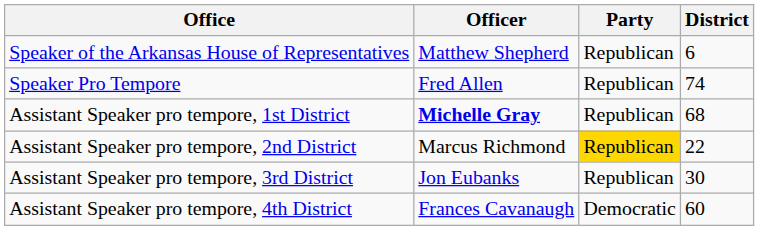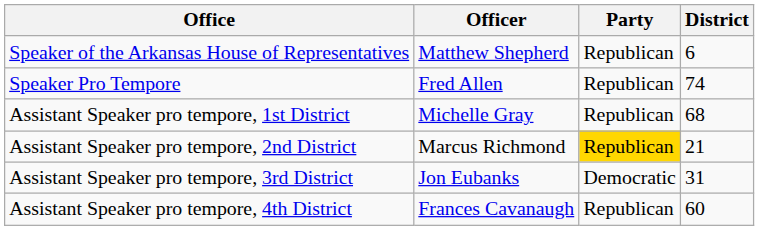(479, 114) bold -> (476, 114) normal
(695, 146) 22 -> (695, 146) 21
(629, 177) Republican -> (630, 177) Democratic
(695, 177) 30 -> (695, 177) 31
(630, 209) Democratic -> (629, 209) Republican
